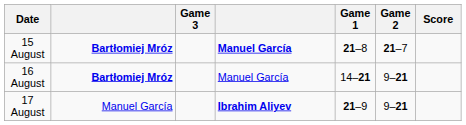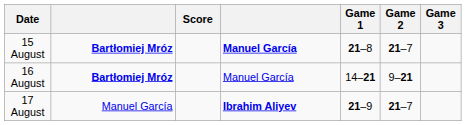columns swapped: (438, 19) <-> (195, 19)
(395, 106) 9–21 -> (401, 106) 21–7
